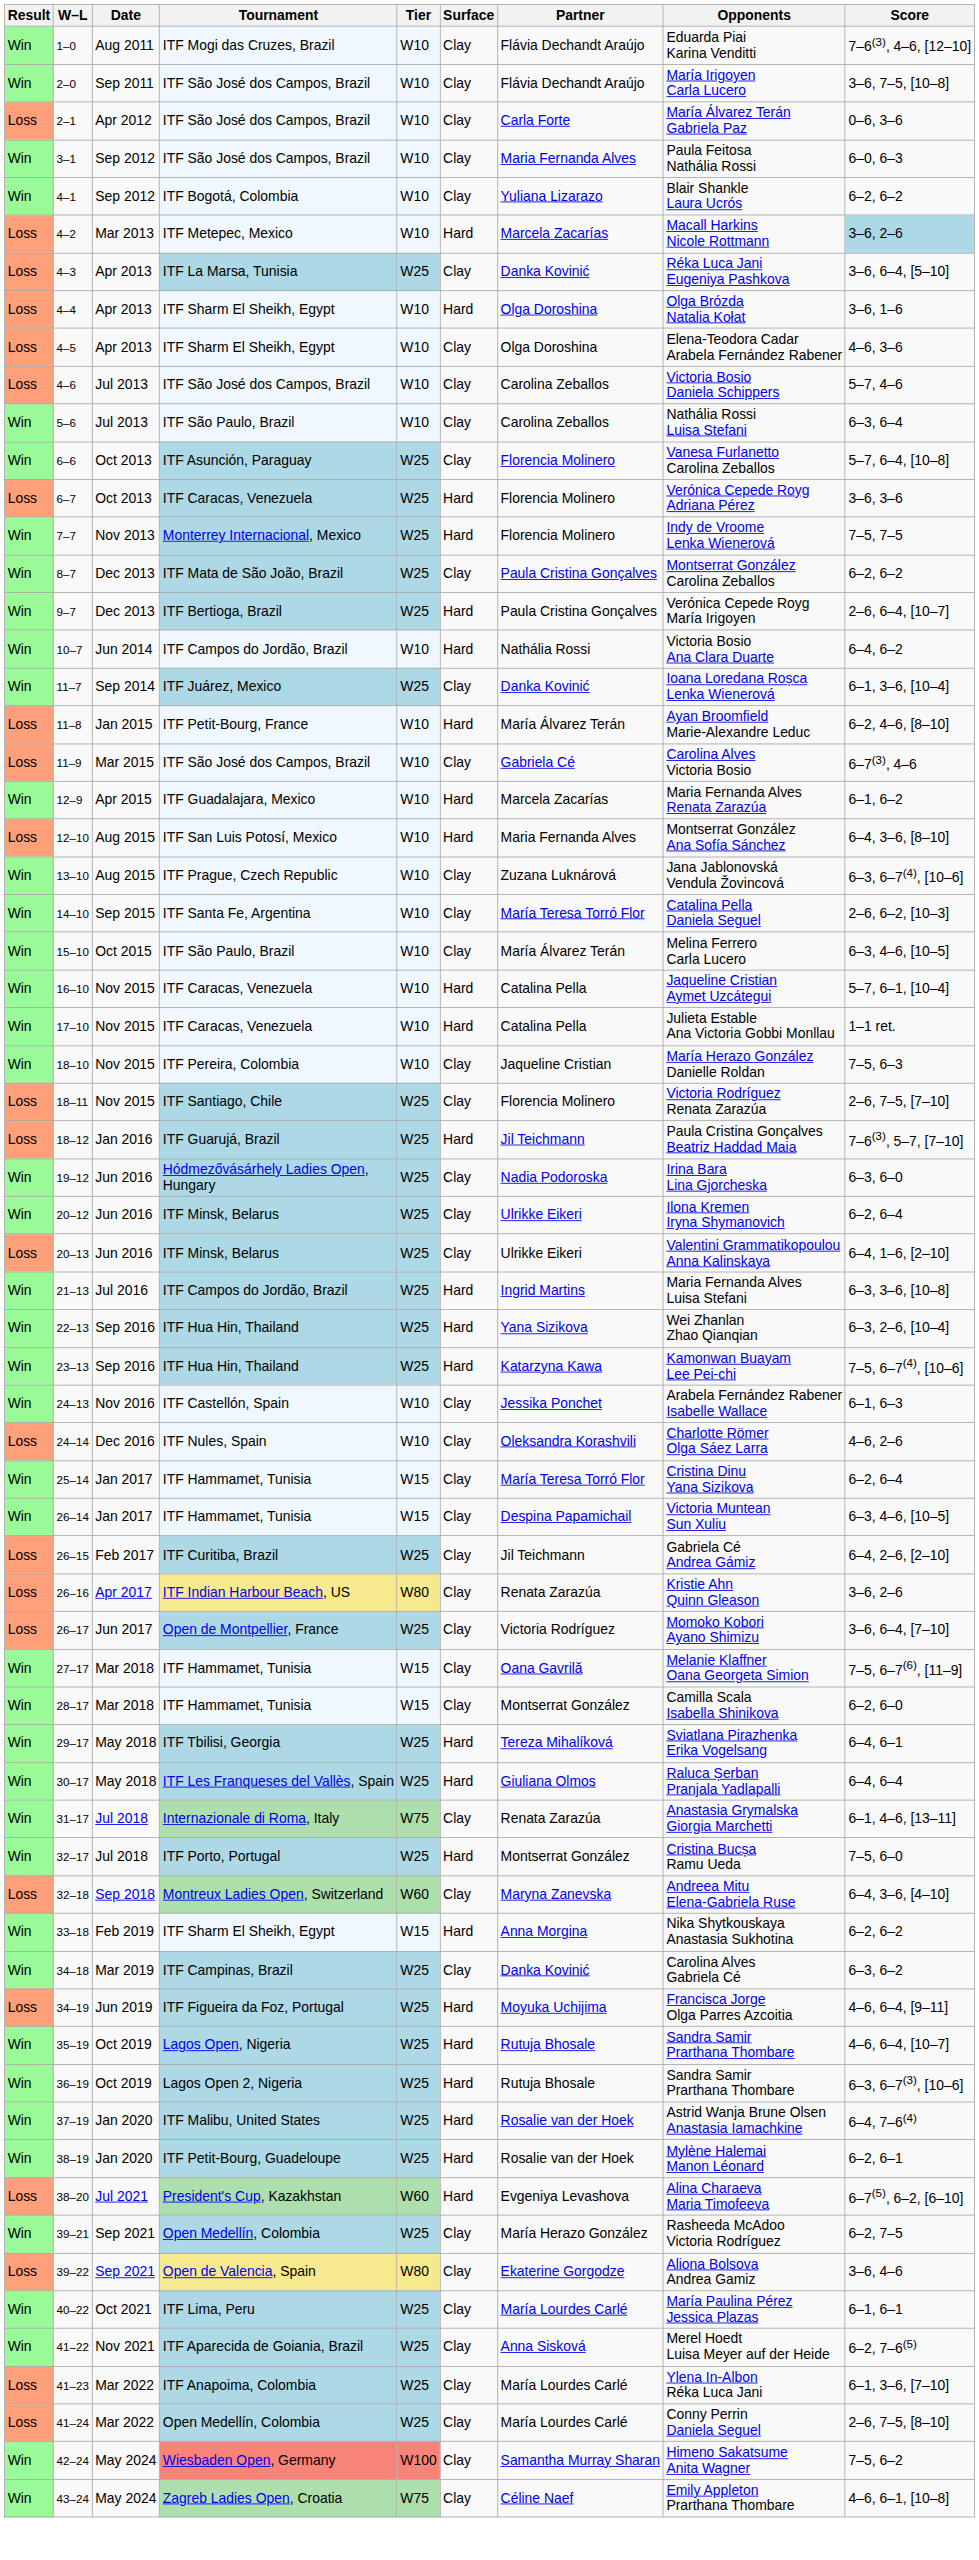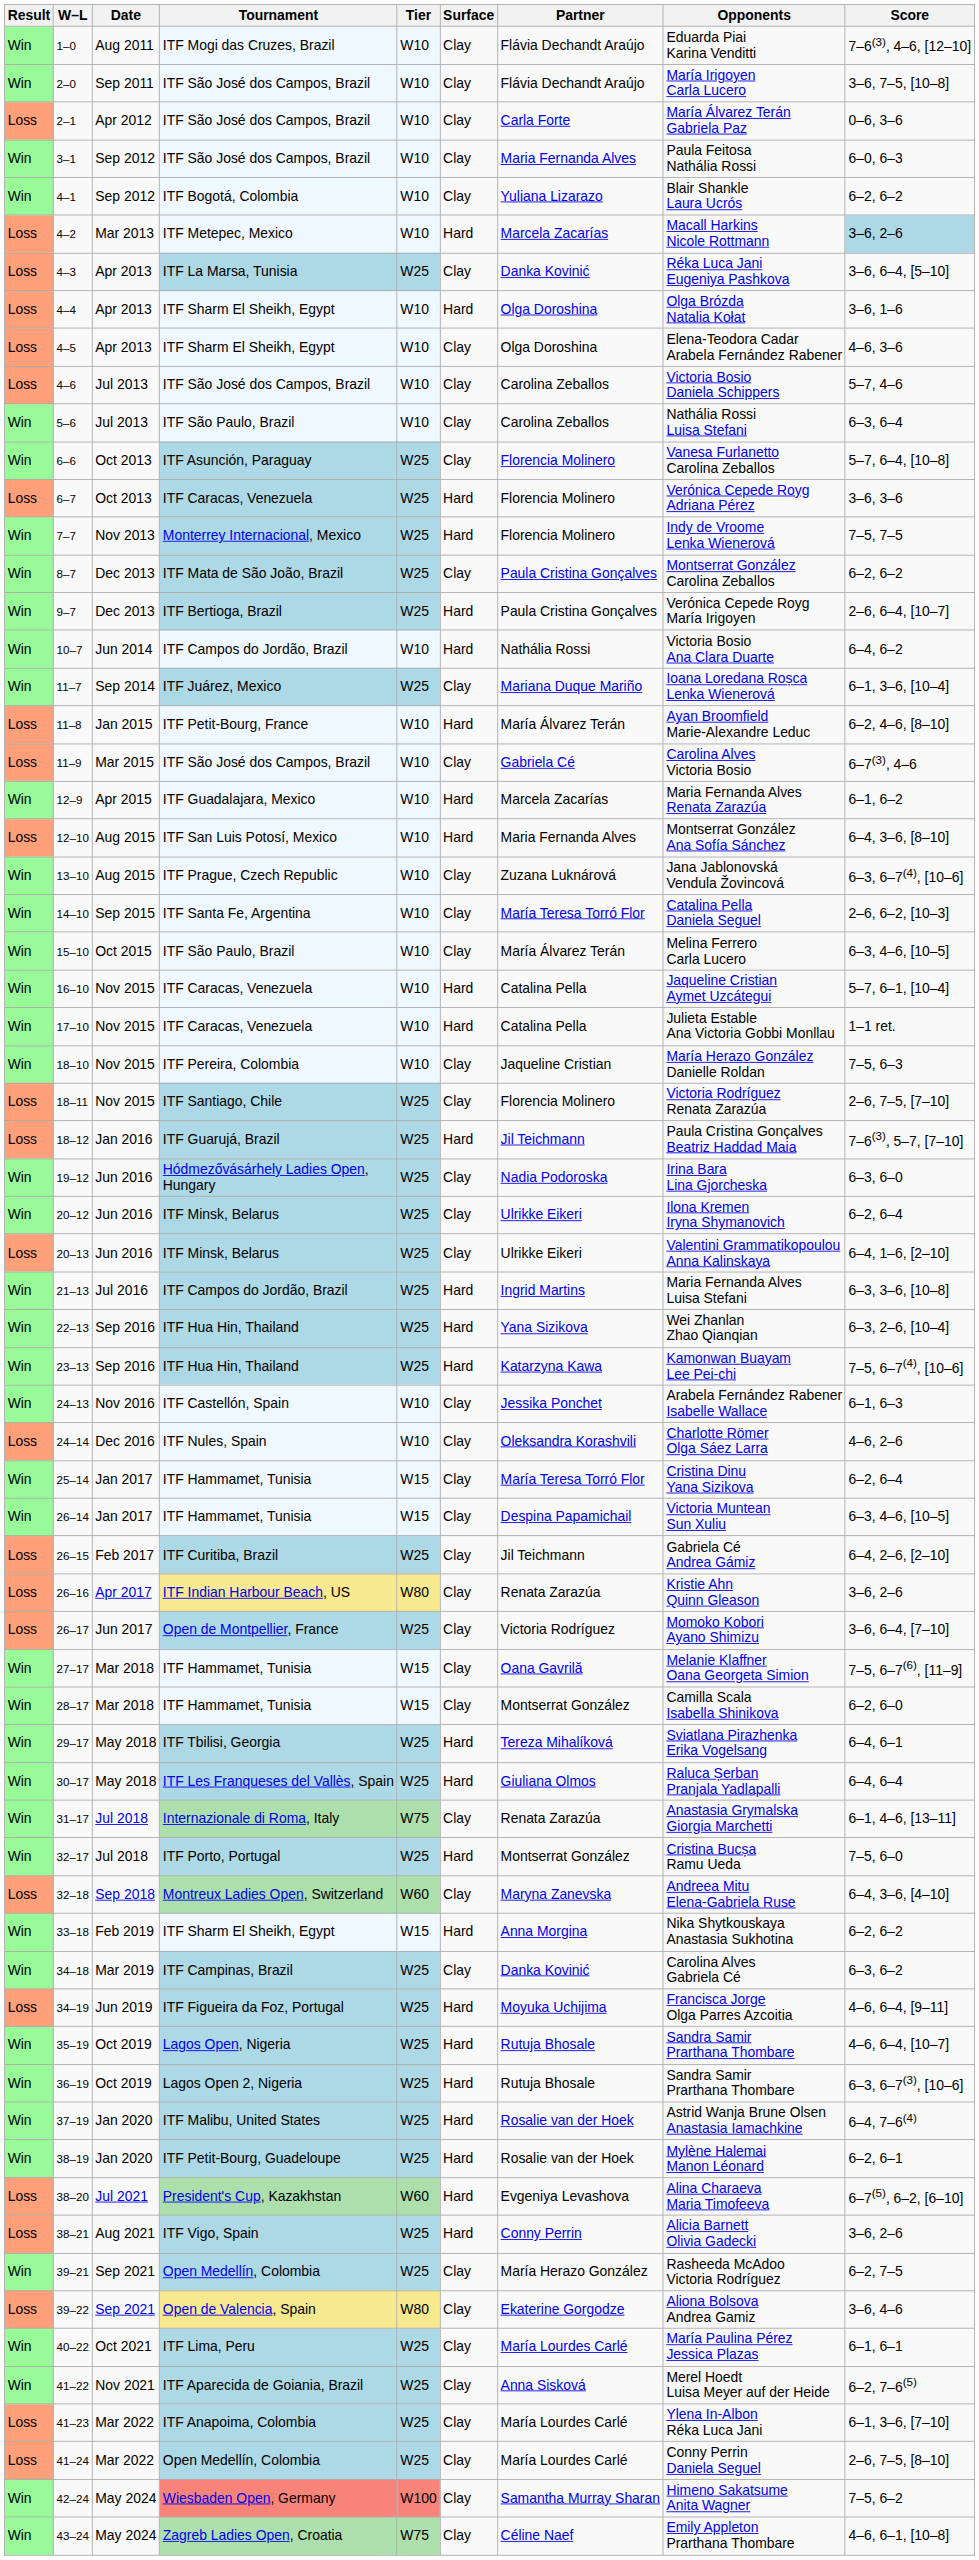(545, 686) Danka Kovinić -> (571, 686) Mariana Duque Mariño
+ row: (73, 2235)
